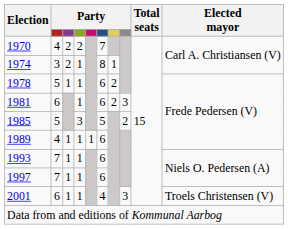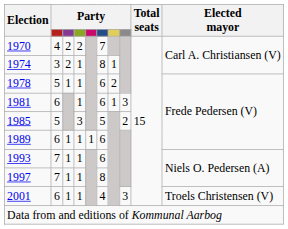(114, 102) 2 -> (114, 102) 1
(57, 139) 4 -> (57, 139) 6
(102, 177) 6 -> (102, 177) 8
